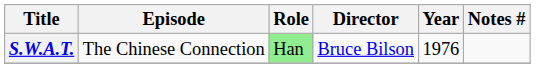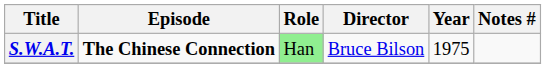(174, 48) normal -> (179, 48) bold
(441, 48) 1976 -> (451, 48) 1975
